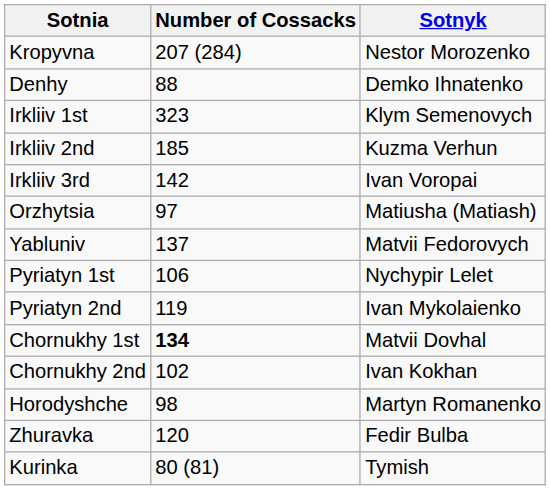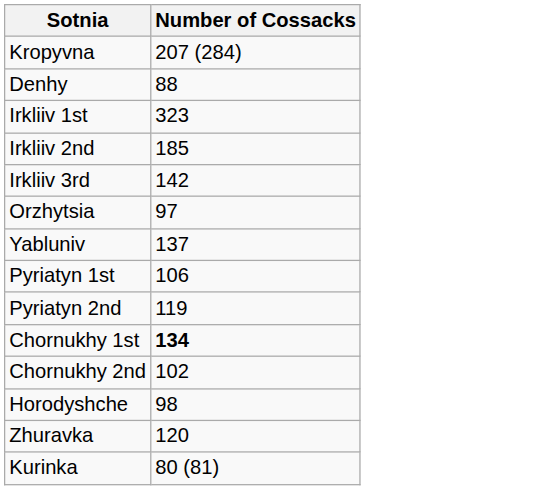- column: (453, 20)
